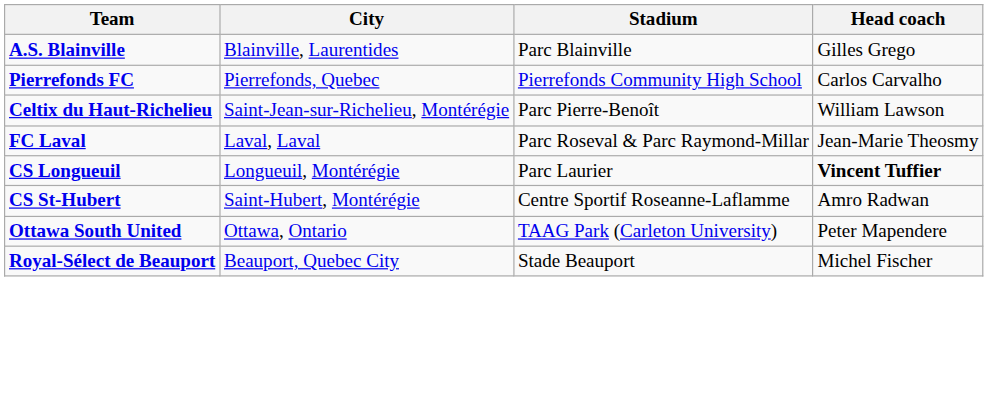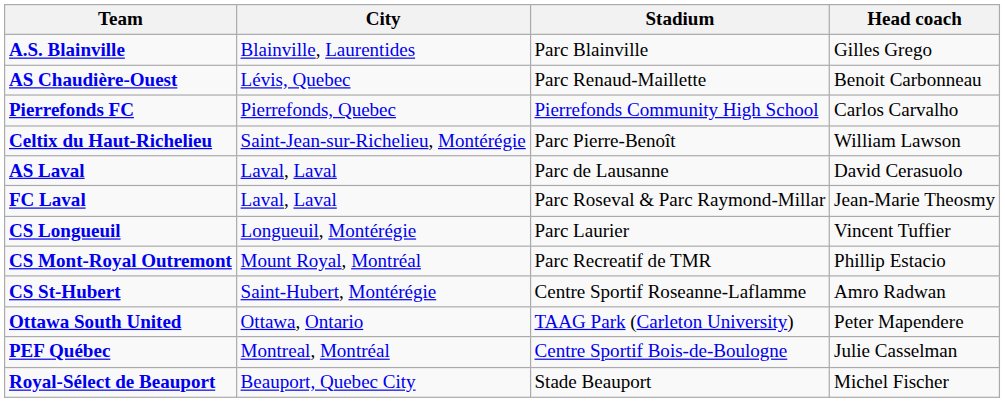+ row: (93, 79)
+ row: (47, 170)
(879, 170) bold -> (892, 230) normal
+ row: (120, 261)
+ row: (60, 351)
